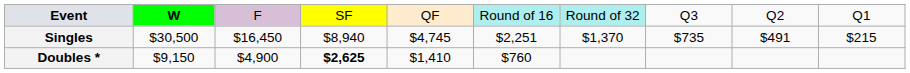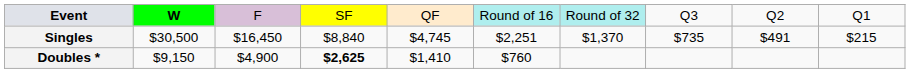(344, 37) $8,940 -> (344, 37) $8,840
